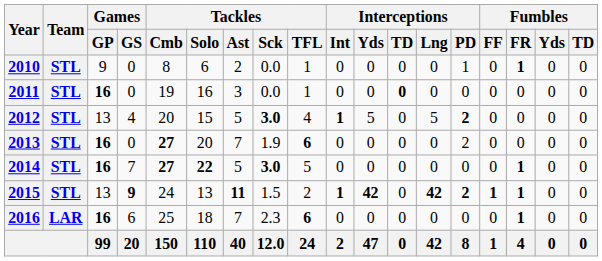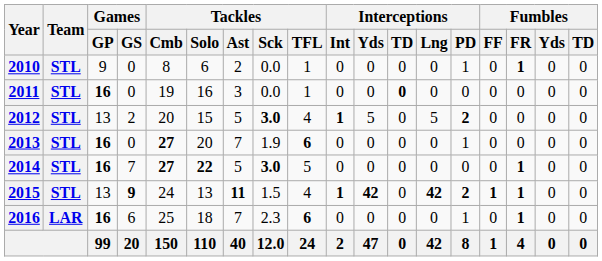(132, 117) 4 -> (132, 117) 2
(466, 142) 2 -> (466, 142) 1
(307, 192) 2 -> (307, 192) 4
(466, 218) 0 -> (466, 218) 1
